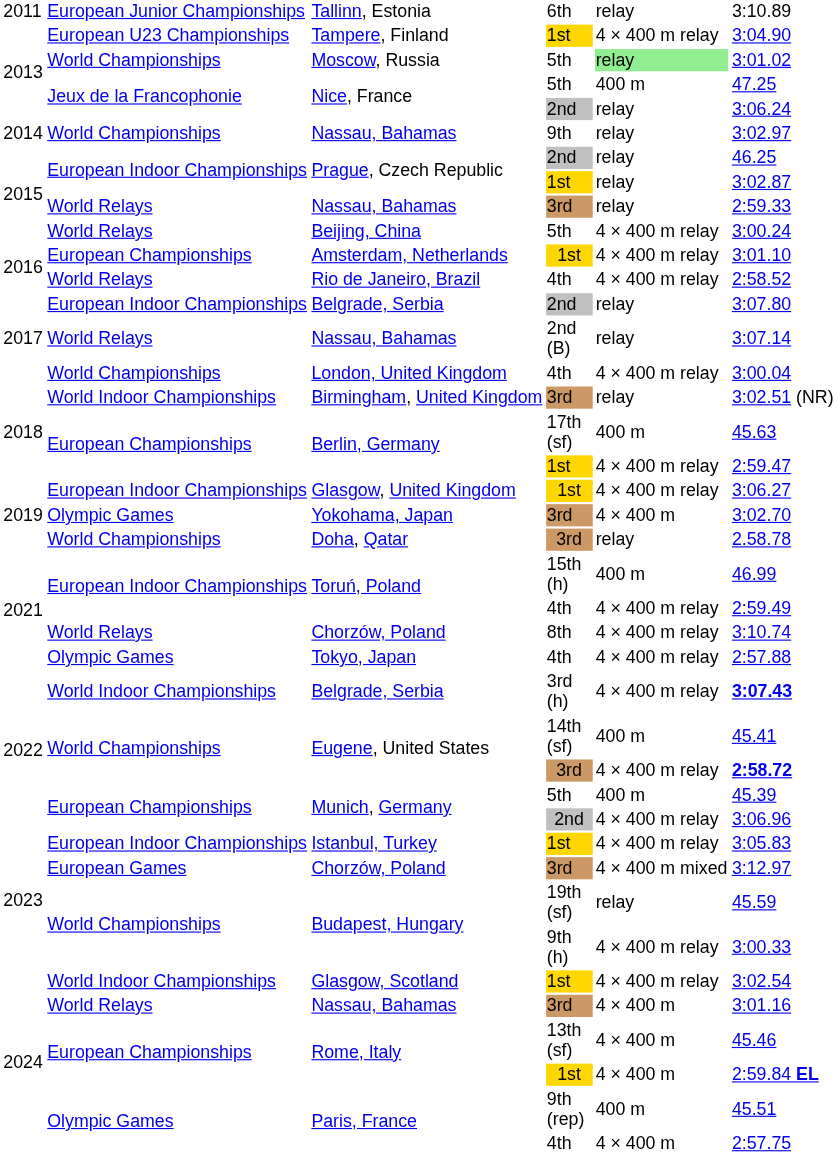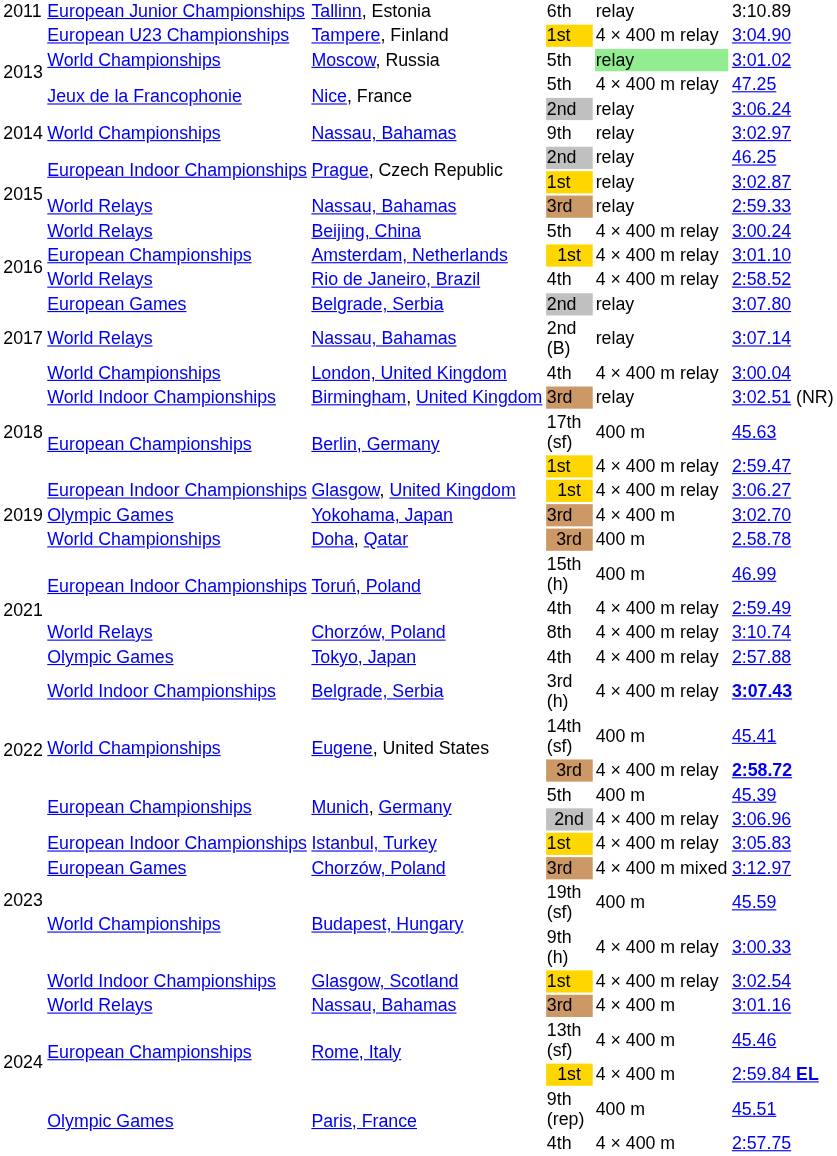(620, 84) 400 m -> (657, 84) 4 × 400 m relay
(177, 304) European Indoor Championships -> (117, 304) European Games
(615, 539) relay -> (620, 539) 400 m
(615, 902) relay -> (620, 902) 400 m
